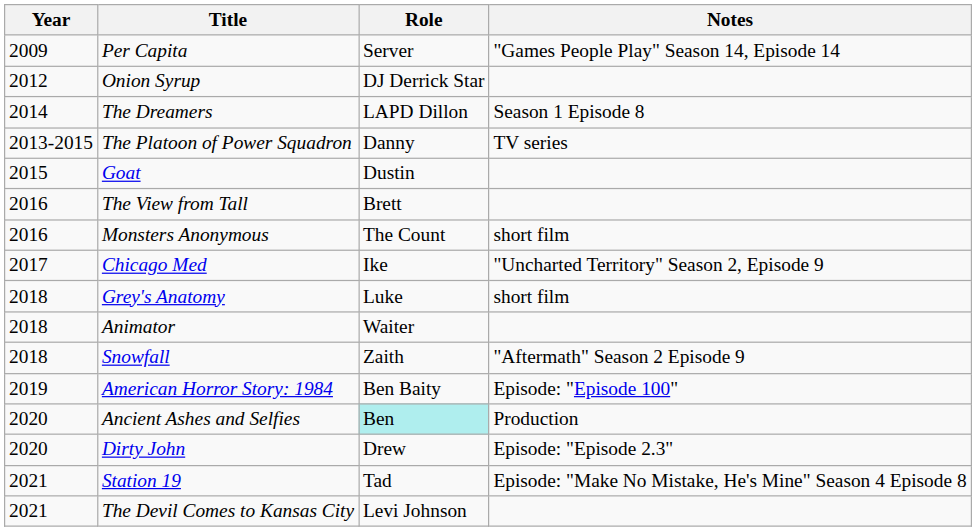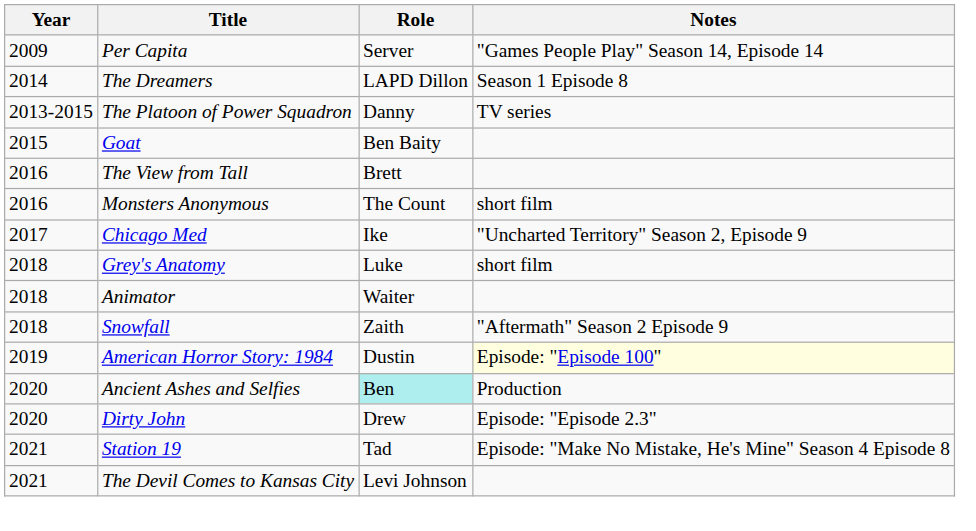- row: (151, 81)
(389, 173) Dustin -> (402, 142) Ben Baity
(402, 388) Ben Baity -> (389, 357) Dustin
(586, 388) no background -> (569, 357) lightyellow background
